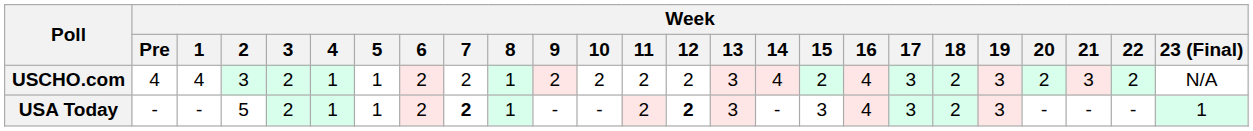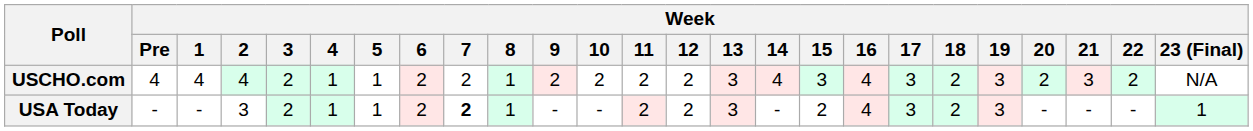(244, 79) 3 -> (244, 79) 4
(822, 79) 2 -> (822, 79) 3
(244, 110) 5 -> (244, 110) 3
(688, 110) bold -> (688, 110) normal
(822, 110) 3 -> (822, 110) 2
